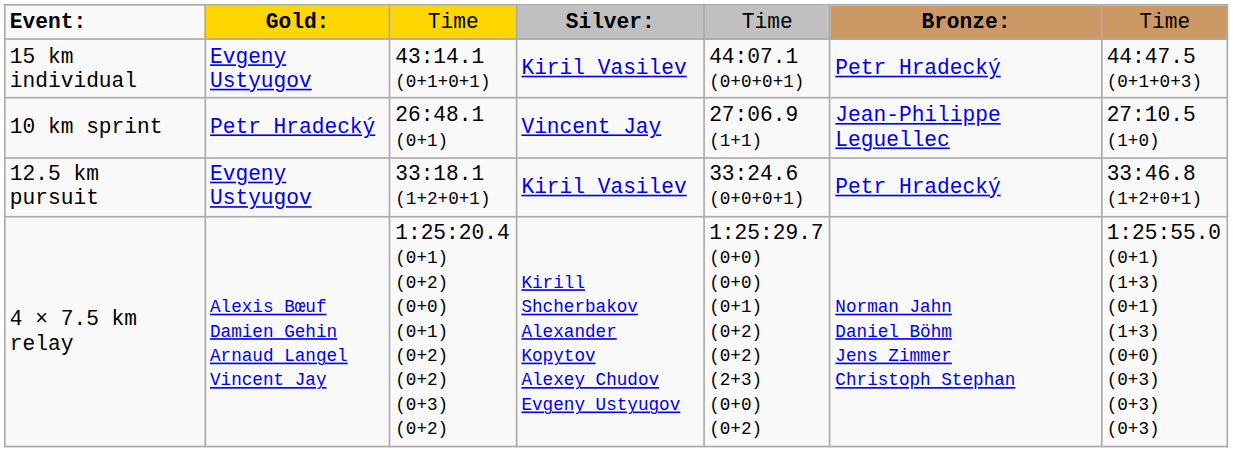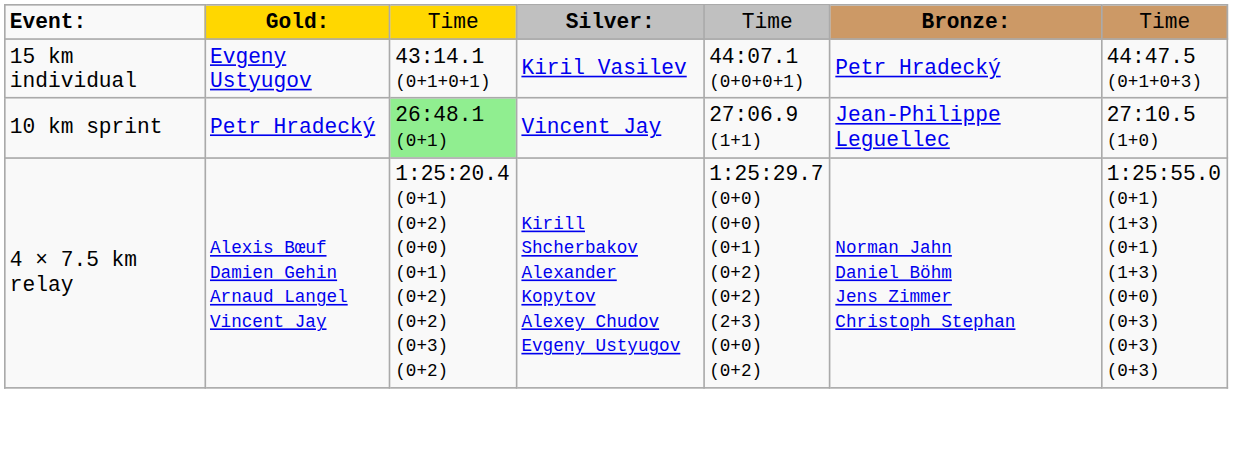(440, 127) no background -> (440, 127) lightgreen background
- row: (54, 187)
